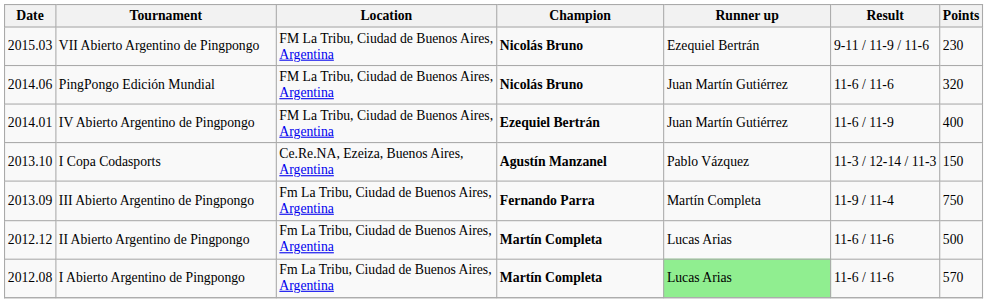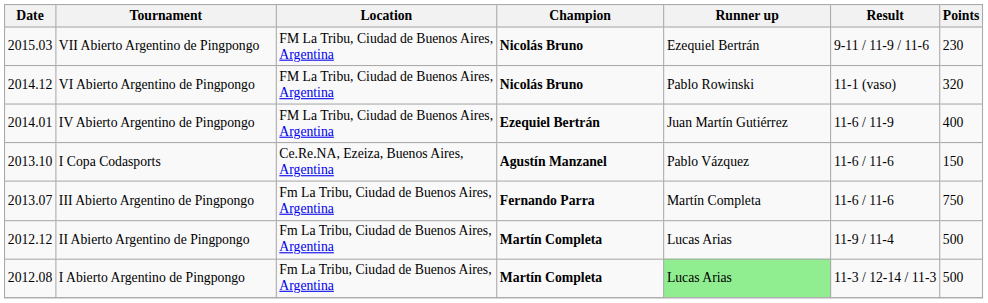+ row: (157, 84)
- row: (137, 84)
(885, 162) 11-3 / 12-14 / 11-3 -> (864, 162) 11-6 / 11-6
(30, 200) 2013.09 -> (30, 200) 2013.07
(864, 200) 11-9 / 11-4 -> (864, 200) 11-6 / 11-6
(864, 239) 11-6 / 11-6 -> (864, 239) 11-9 / 11-4
(864, 277) 11-6 / 11-6 -> (885, 277) 11-3 / 12-14 / 11-3
(953, 277) 570 -> (953, 277) 500
